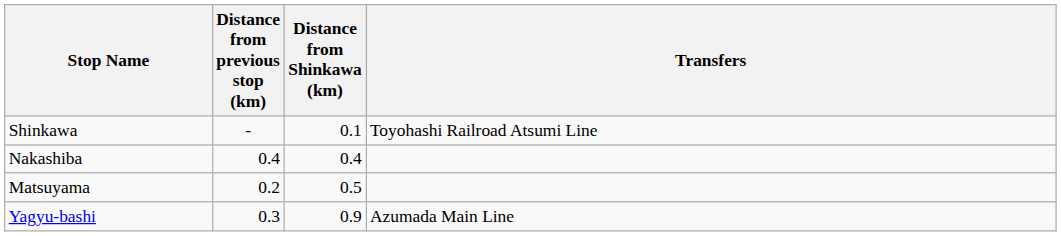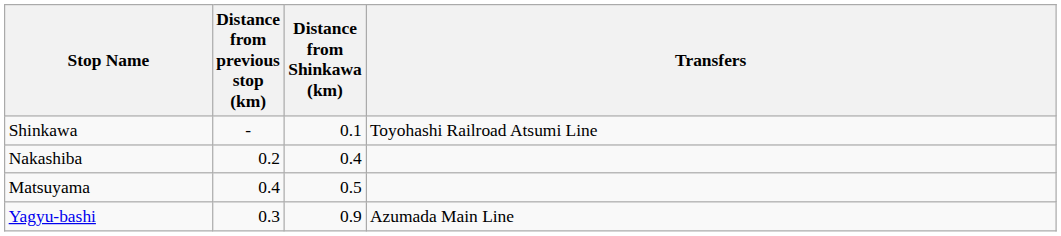(269, 159) 0.4 -> (269, 159) 0.2
(269, 187) 0.2 -> (269, 187) 0.4
